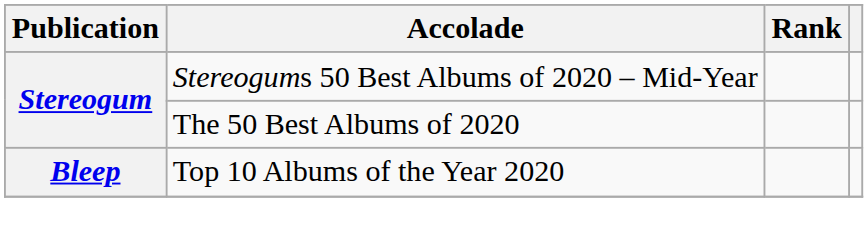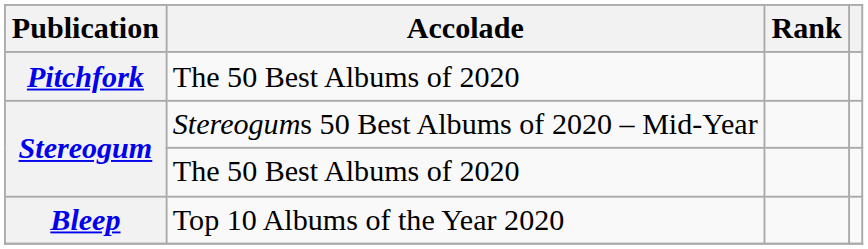+ row: (85, 76)
